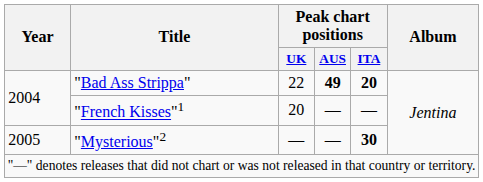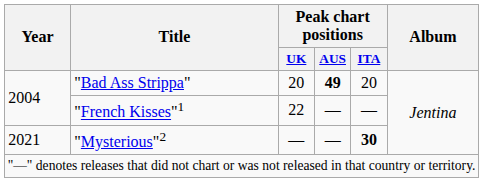(296, 82) 22 -> (296, 82) 20
(369, 82) bold -> (369, 82) normal
(296, 110) 20 -> (296, 110) 22
(24, 140) 2005 -> (24, 140) 2021
